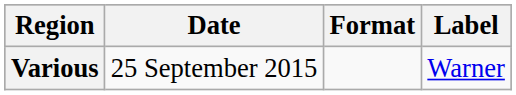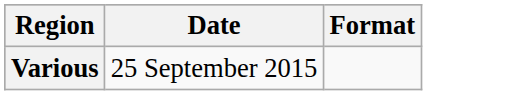- column: (466, 25)
